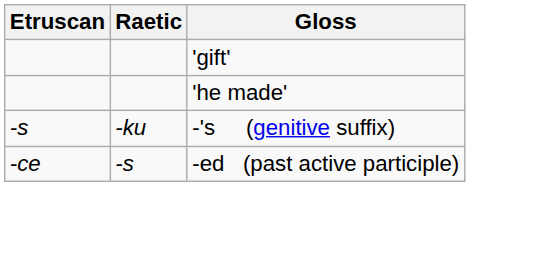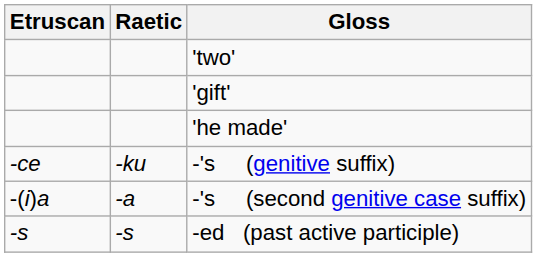+ row: (214, 57)
(19, 127) -s -> (25, 163) -ce
+ row: (359, 198)
(25, 163) -ce -> (19, 233) -s
